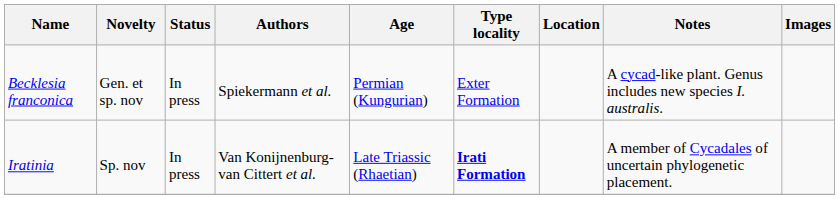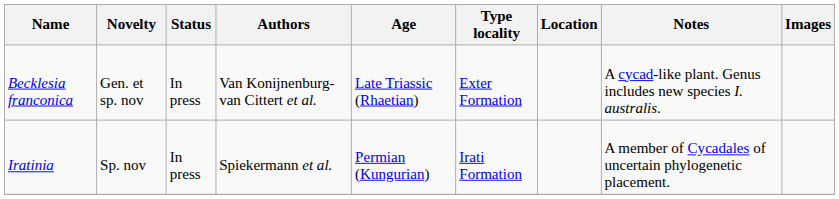(275, 91) Spiekermann et al. -> (277, 91) Van Konijnenburg-van Cittert et al.
(391, 91) Permian (Kungurian) -> (394, 91) Late Triassic (Rhaetian)
(276, 165) Van Konijnenburg-van Cittert et al. -> (276, 165) Spiekermann et al.
(392, 165) Late Triassic (Rhaetian) -> (392, 165) Permian (Kungurian)
(491, 165) bold -> (491, 165) normal
